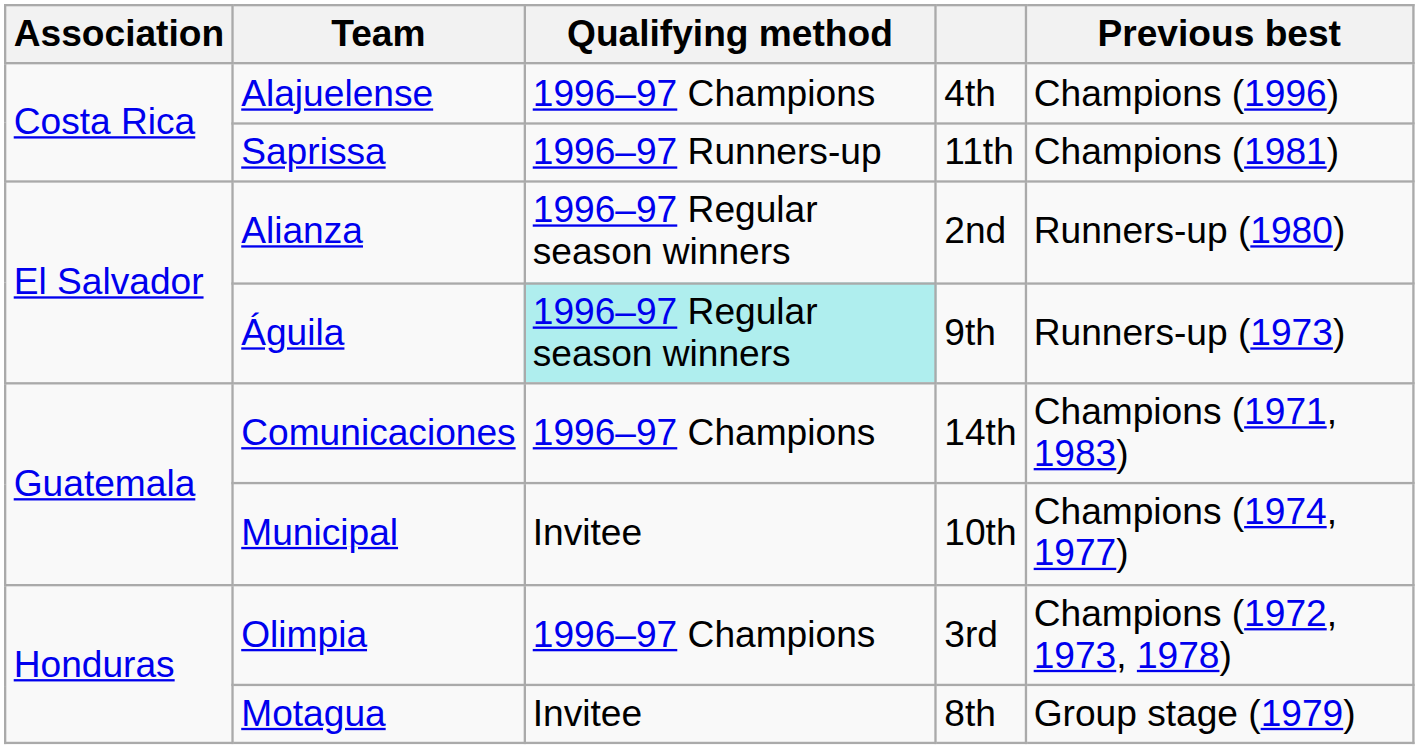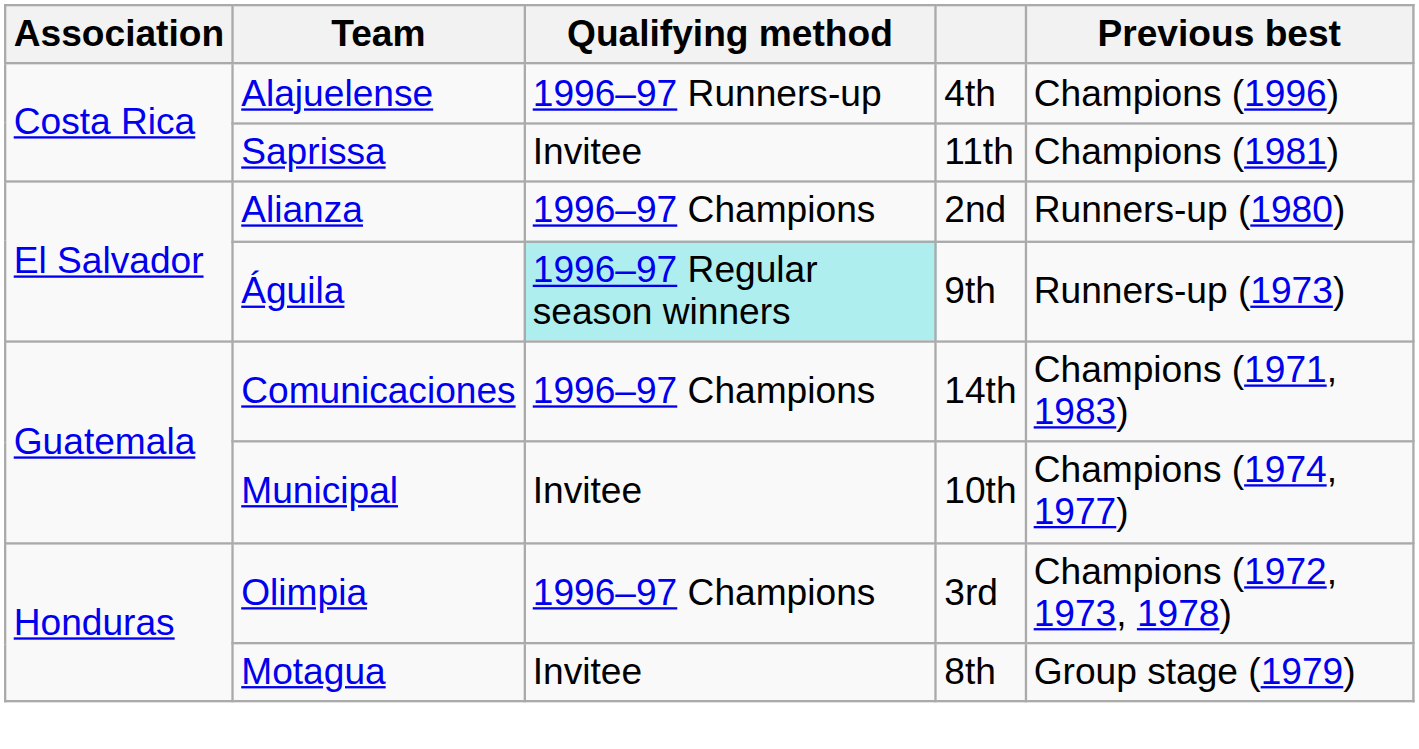(704, 92) 1996–97 Champions -> (707, 92) 1996–97 Runners-up
(707, 151) 1996–97 Runners-up -> (587, 151) Invitee
(675, 231) 1996–97 Regular season winners -> (704, 210) 1996–97 Champions
